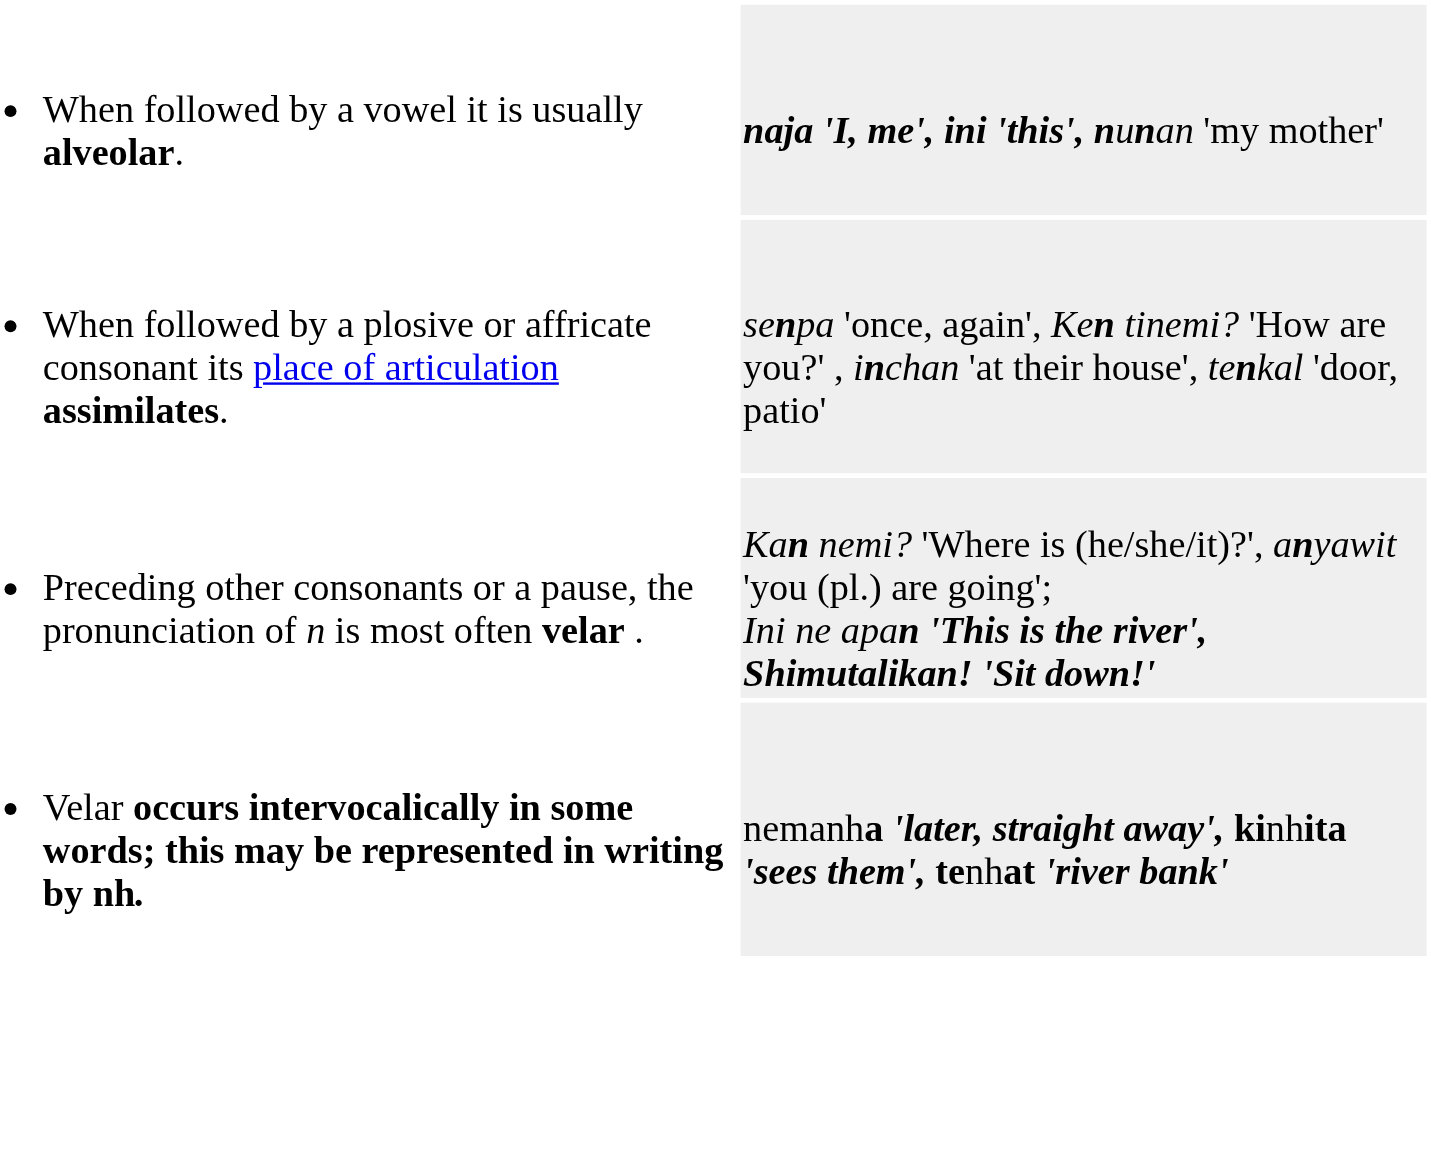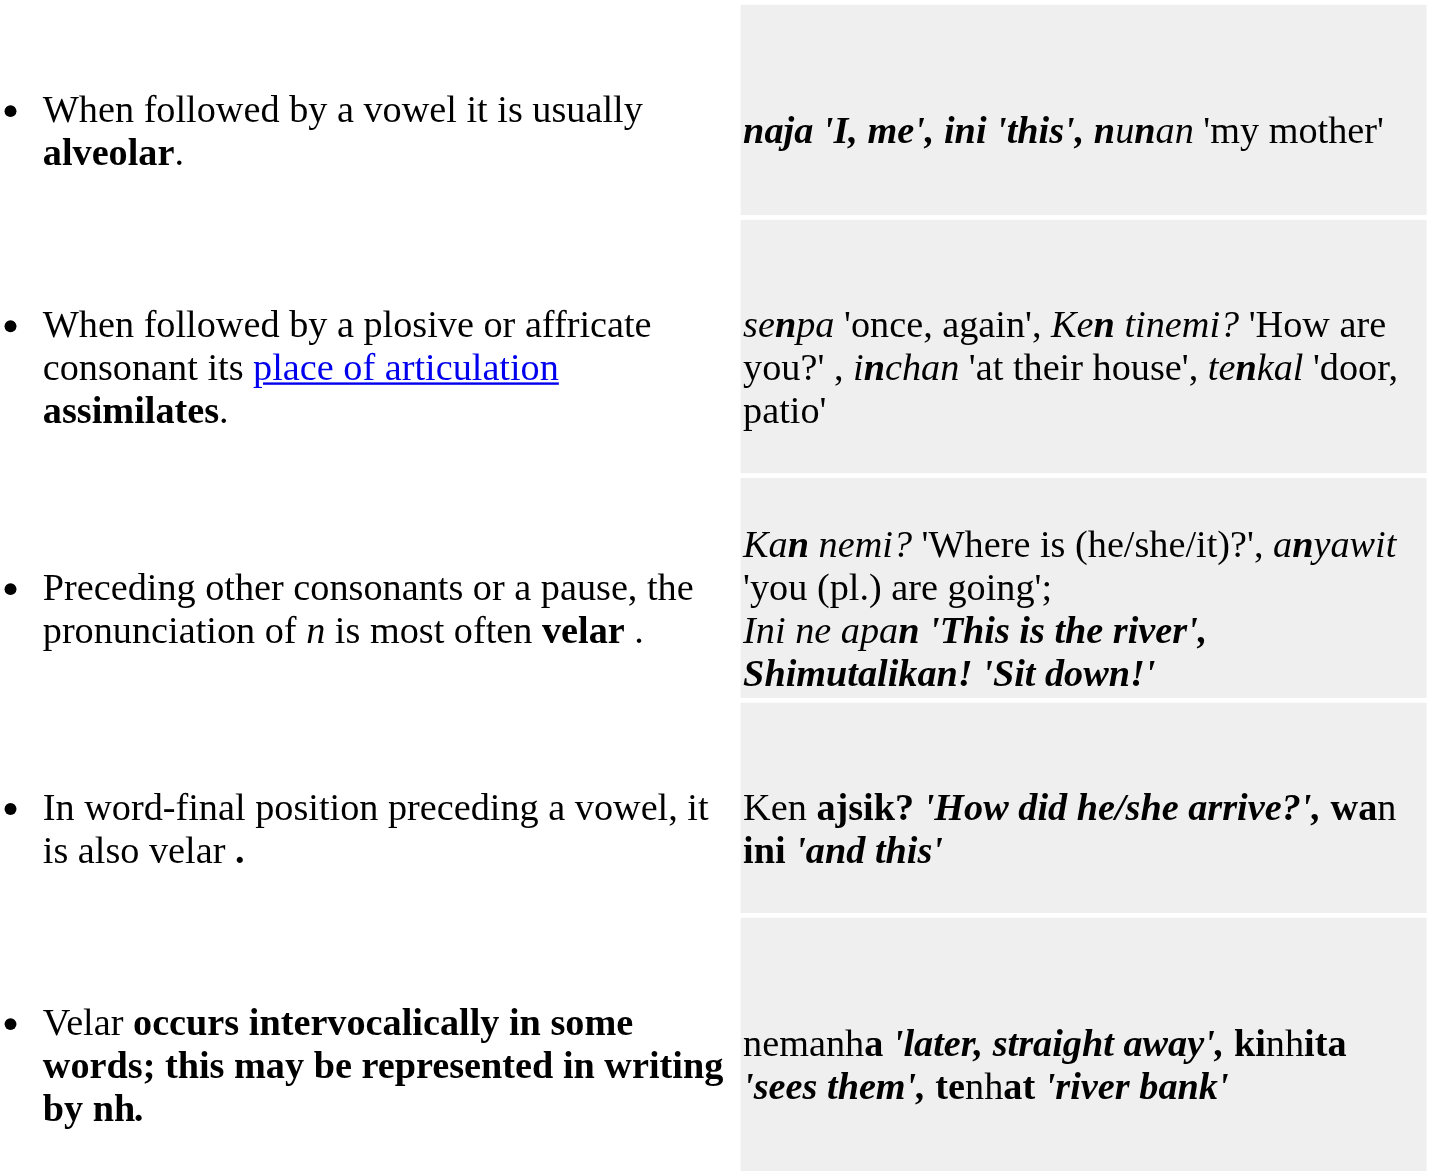+ row: (340, 829)
